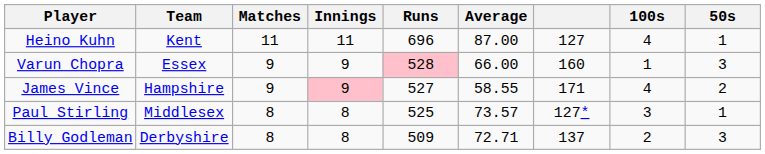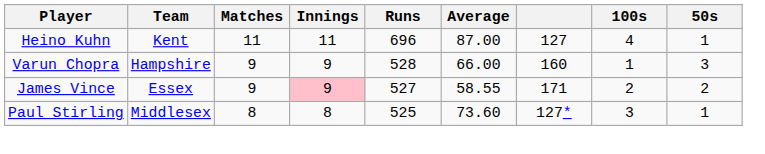(184, 65) Essex -> (171, 65) Hampshire
(421, 65) pink background -> (403, 65) no background
(184, 89) Hampshire -> (171, 89) Essex
(647, 89) 4 -> (629, 89) 2
(496, 113) 73.57 -> (478, 113) 73.60
- row: (70, 137)
